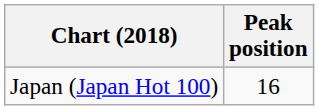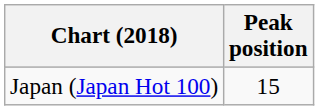(268, 85) 16 -> (268, 85) 15
